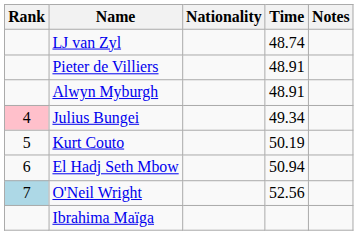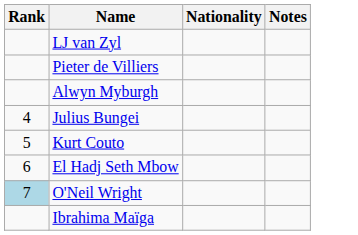- column: (287, 17)
(27, 117) pink background -> (27, 117) no background
